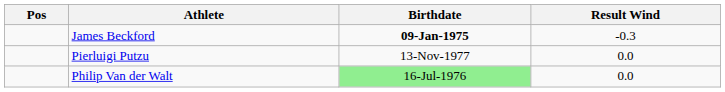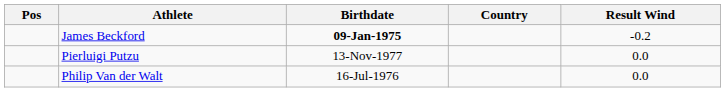+ column: (504, 14)
(625, 35) -0.3 -> (640, 35) -0.2
(435, 76) lightgreen background -> (367, 76) no background
